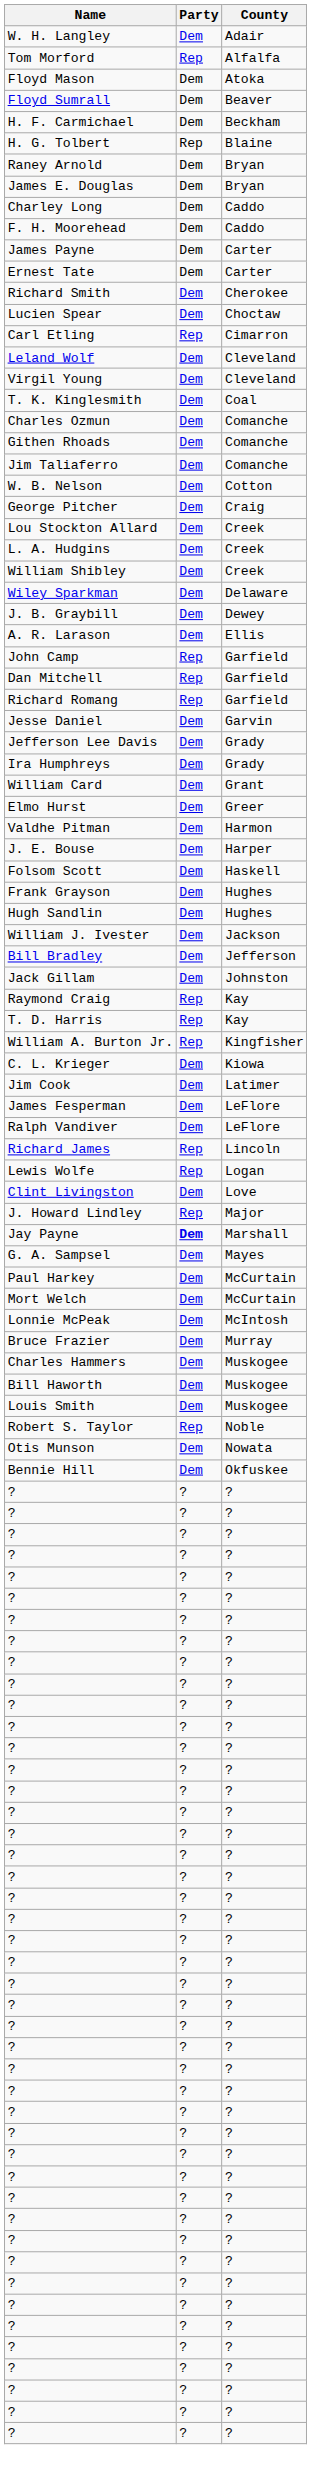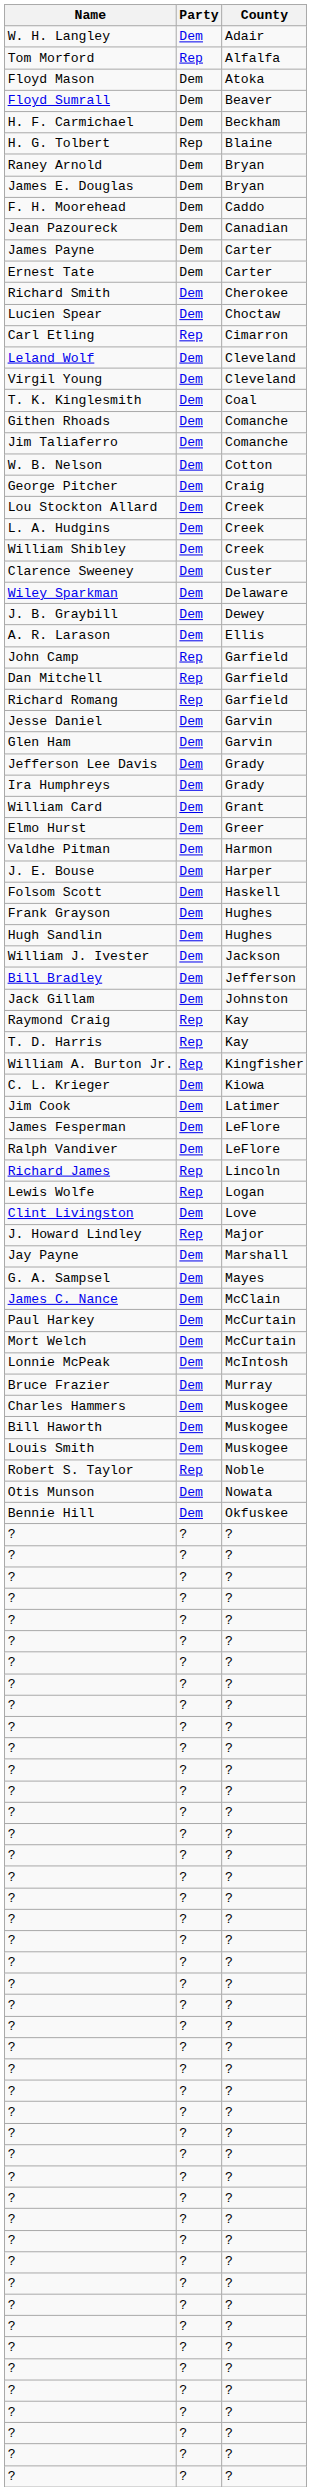- row: (55, 208)
+ row: (63, 229)
- row: (59, 422)
+ row: (71, 572)
+ row: (39, 743)
(191, 1235) bold -> (191, 1256) normal
+ row: (63, 1299)
